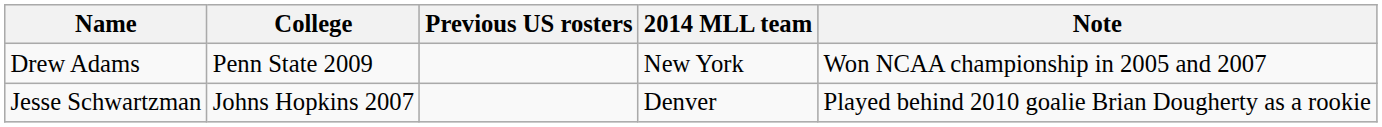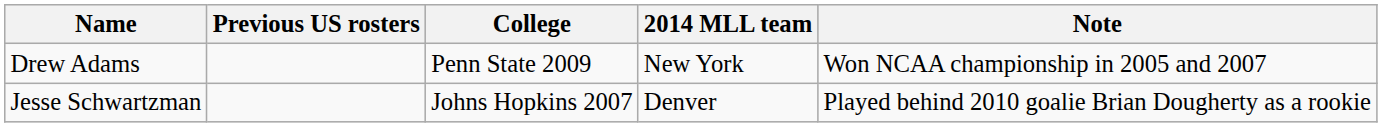columns swapped: (313, 24) <-> (529, 24)
